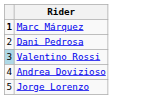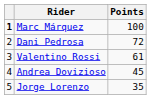+ column: (127, 12)
(9, 57) lightblue background -> (9, 57) no background
